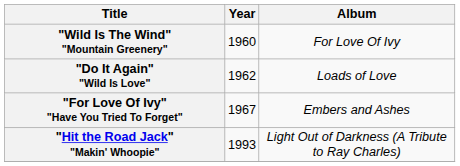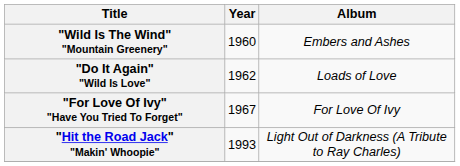(357, 41) For Love Of Ivy -> (357, 41) Embers and Ashes
(357, 110) Embers and Ashes -> (357, 110) For Love Of Ivy
